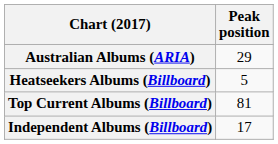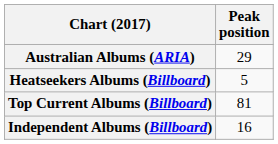(244, 127) 17 -> (244, 127) 16
